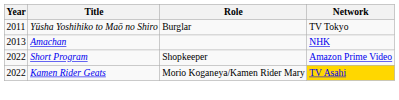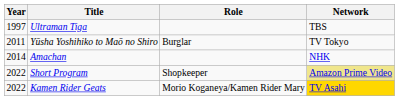+ row: (59, 27)
(16, 42) 2013 -> (16, 57) 2014
(351, 57) no background -> (351, 73) khaki background
